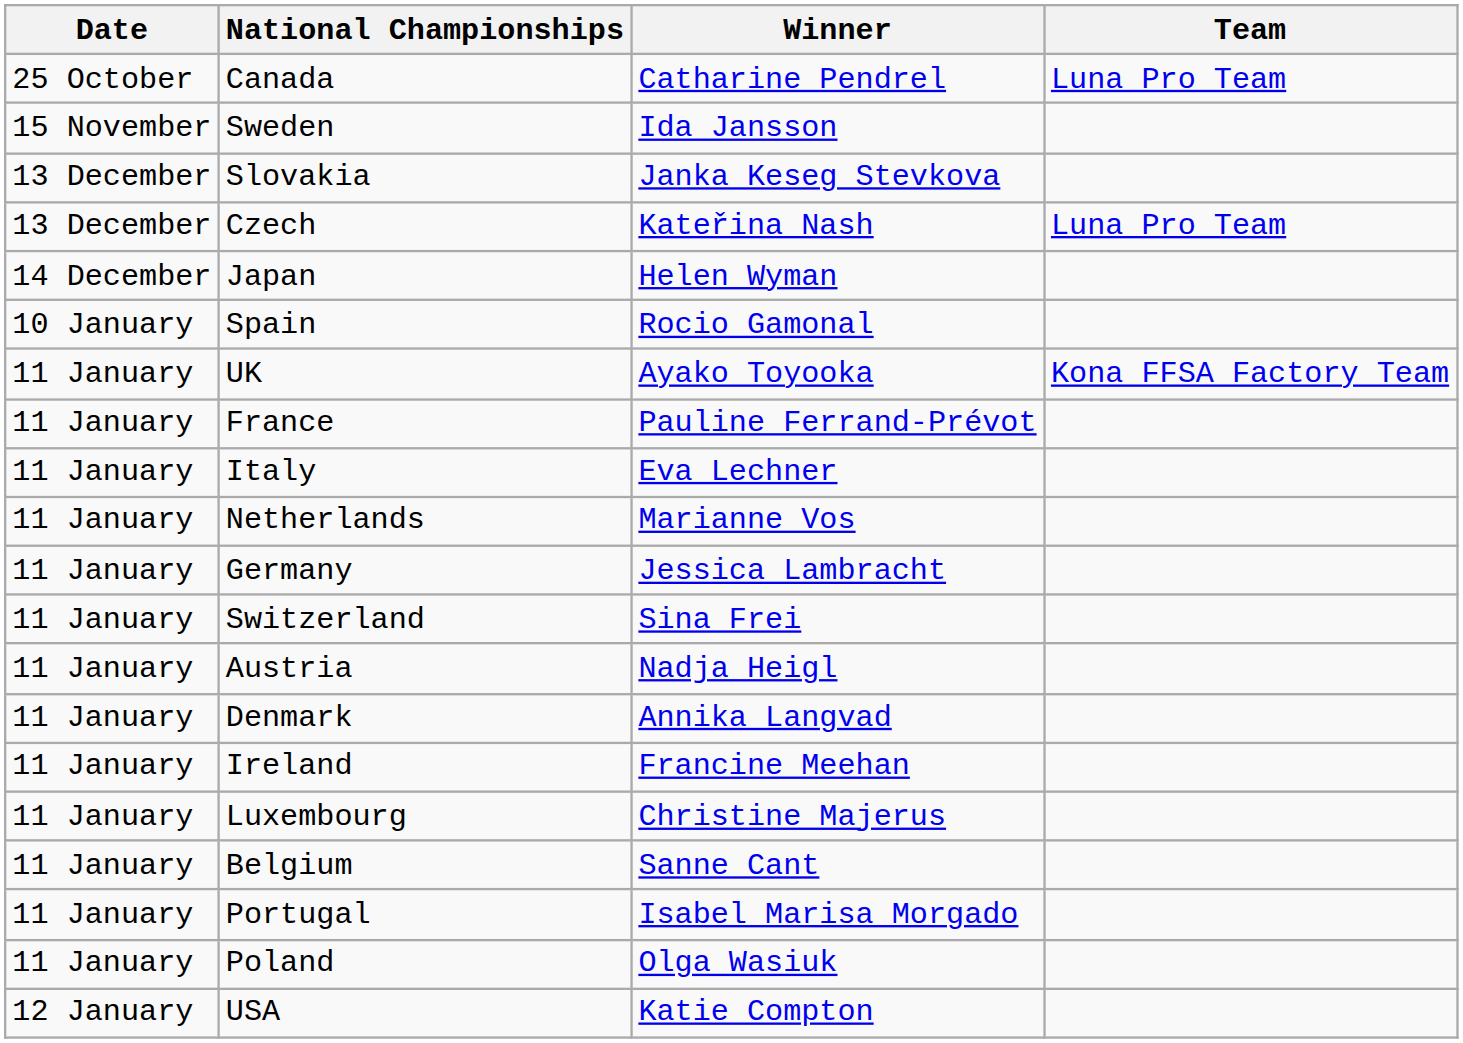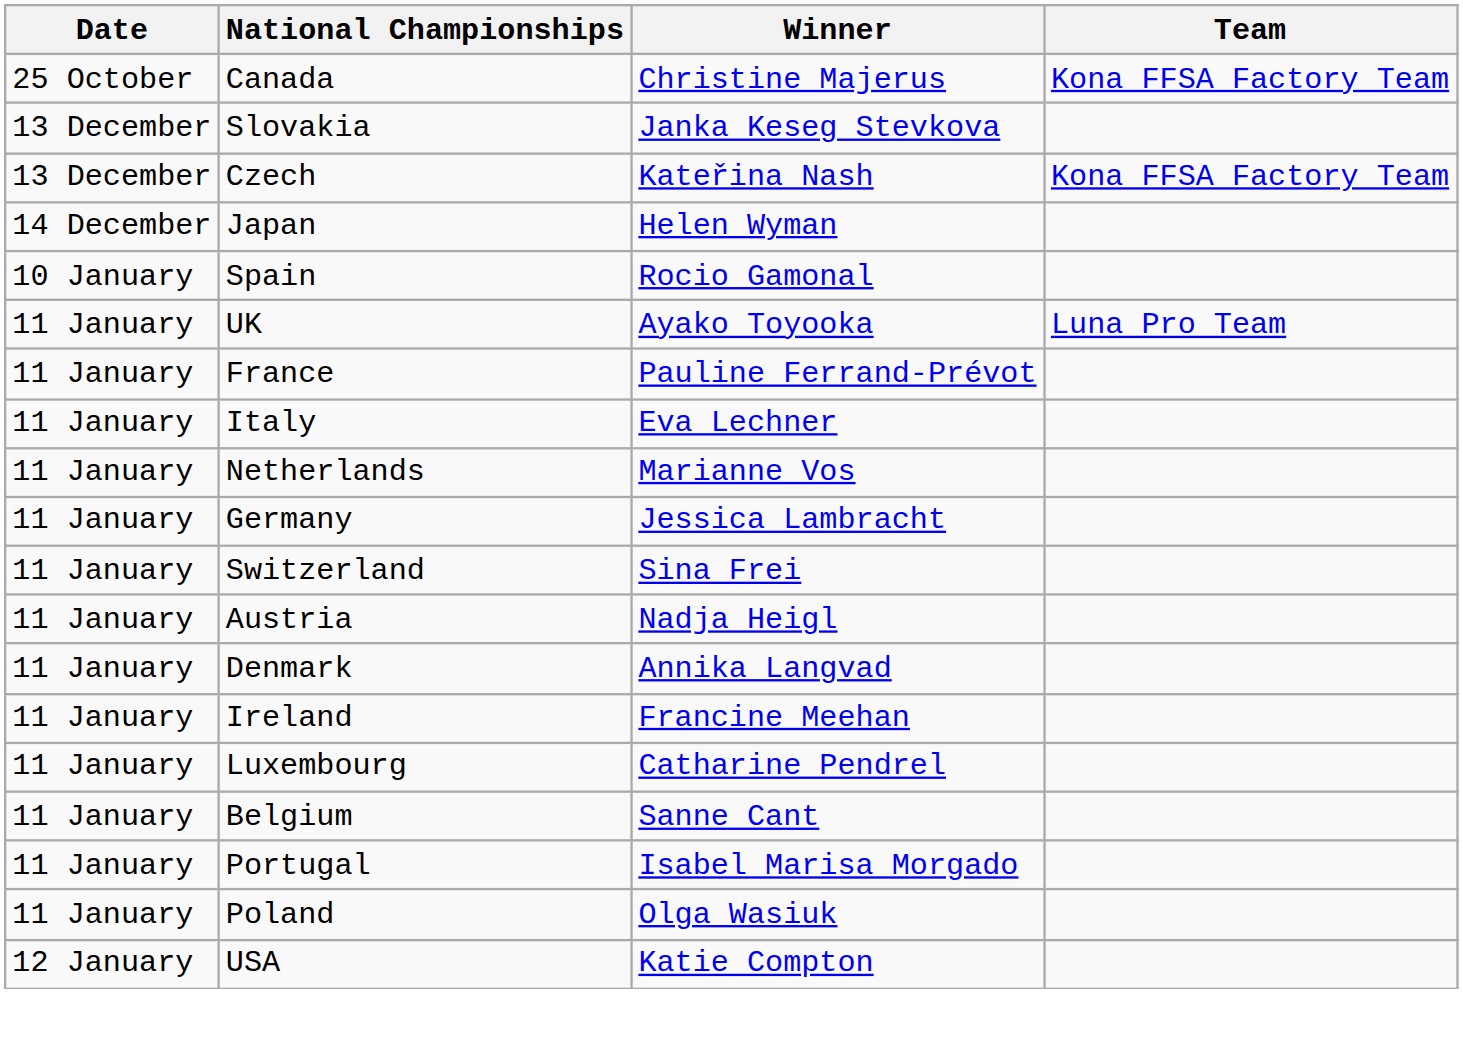(792, 79) Catharine Pendrel -> (792, 79) Christine Majerus
(1169, 79) Luna Pro Team -> (1250, 79) Kona FFSA Factory Team
- row: (280, 128)
(1169, 226) Luna Pro Team -> (1250, 177) Kona FFSA Factory Team
(1250, 374) Kona FFSA Factory Team -> (1169, 325) Luna Pro Team
(792, 816) Christine Majerus -> (792, 767) Catharine Pendrel
